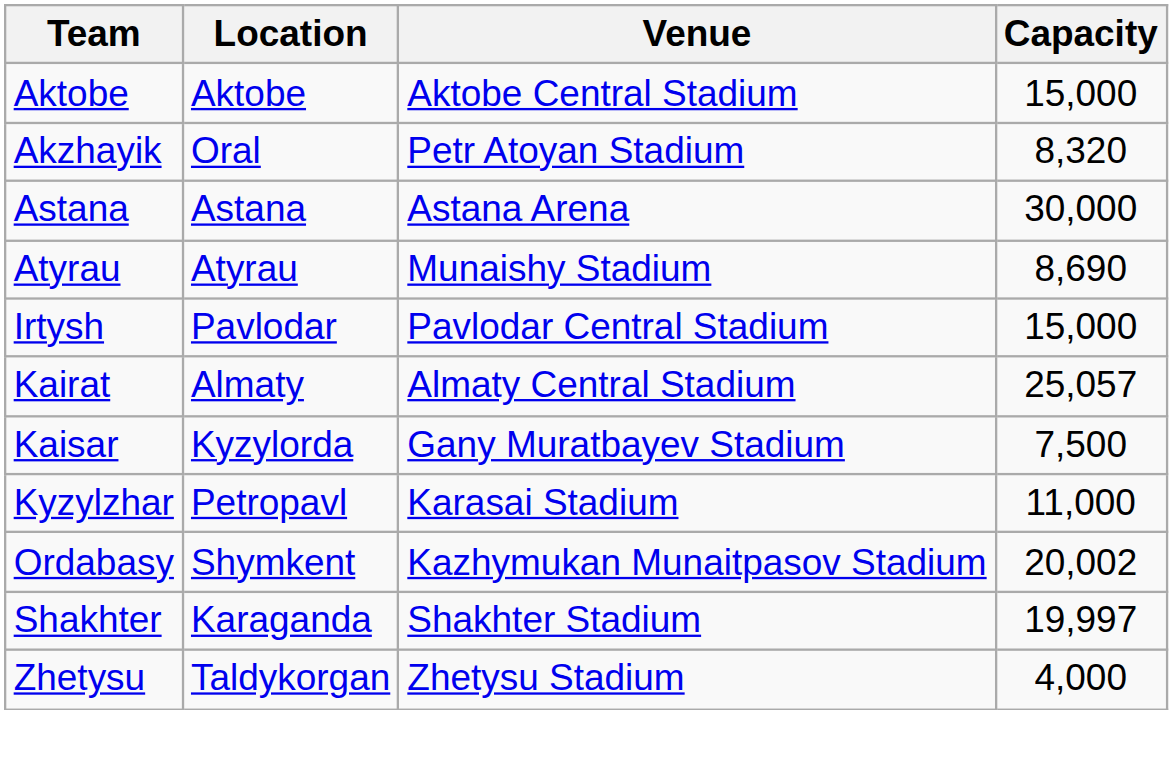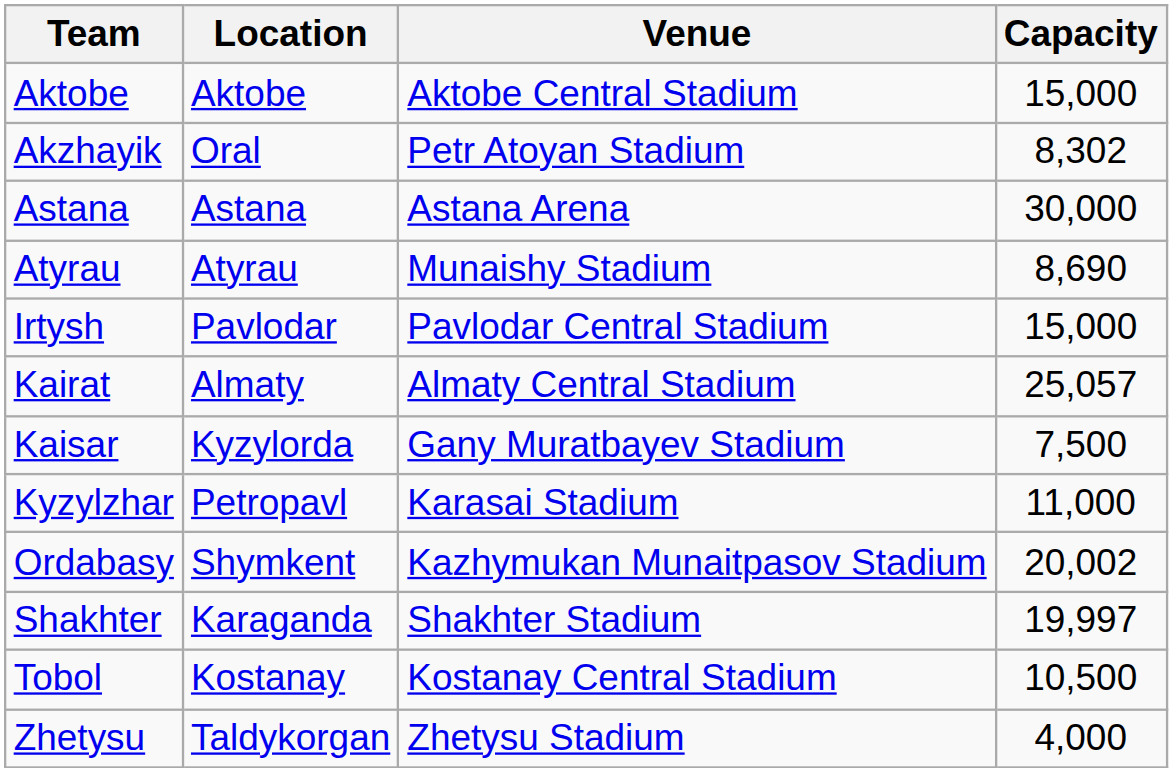(1081, 151) 8,320 -> (1081, 151) 8,302
+ row: (58, 678)
